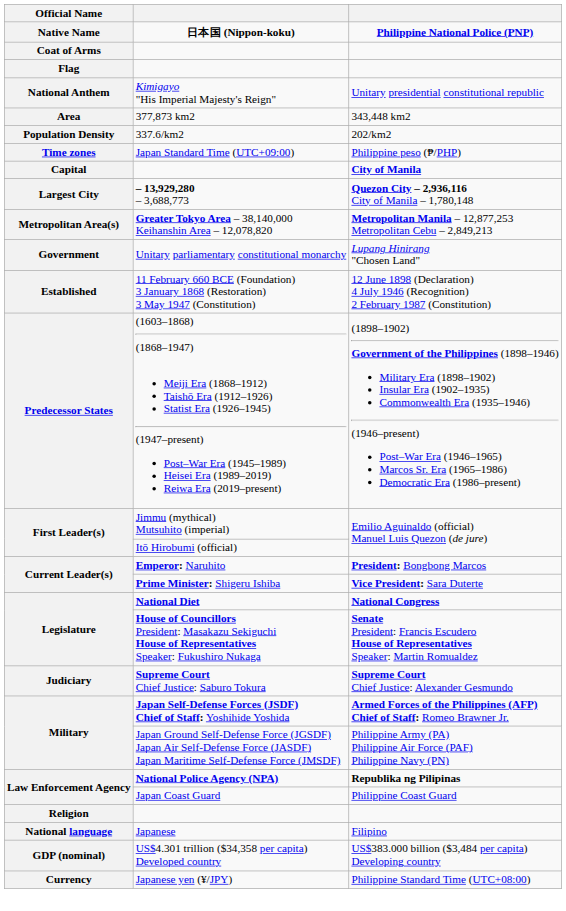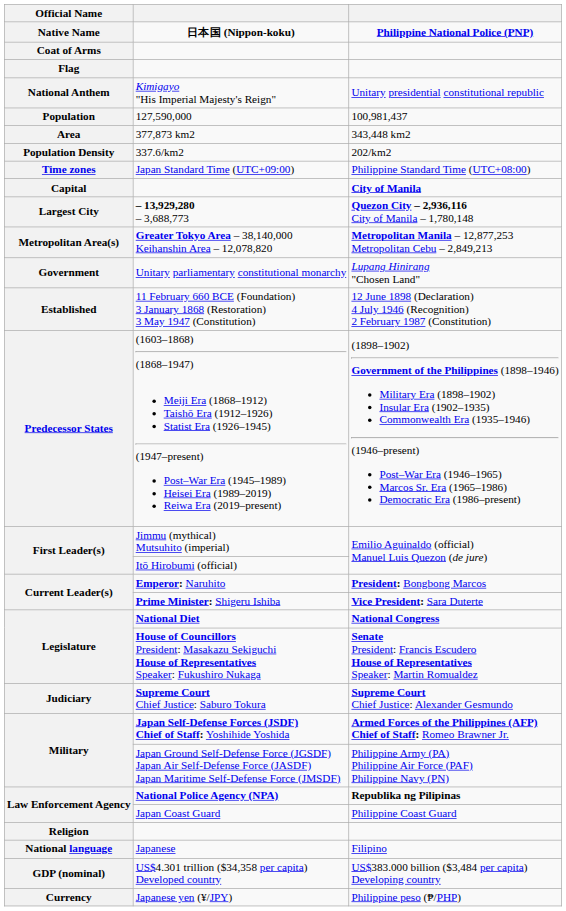+ row: (69, 116)
(406, 152) Philippine peso (₱/PHP) -> (441, 170) Philippine Standard Time (UTC+08:00)
(441, 879) Philippine Standard Time (UTC+08:00) -> (406, 897) Philippine peso (₱/PHP)
